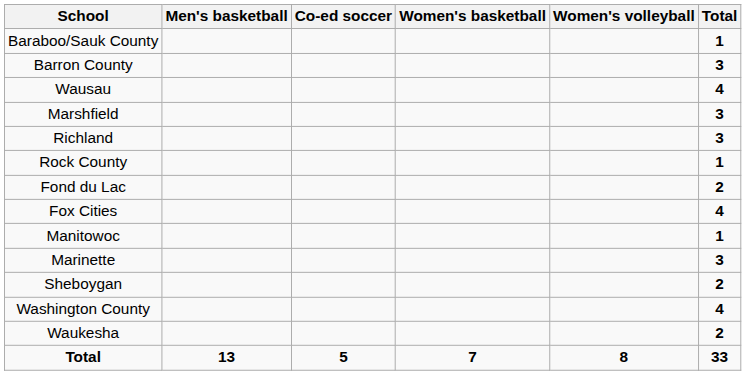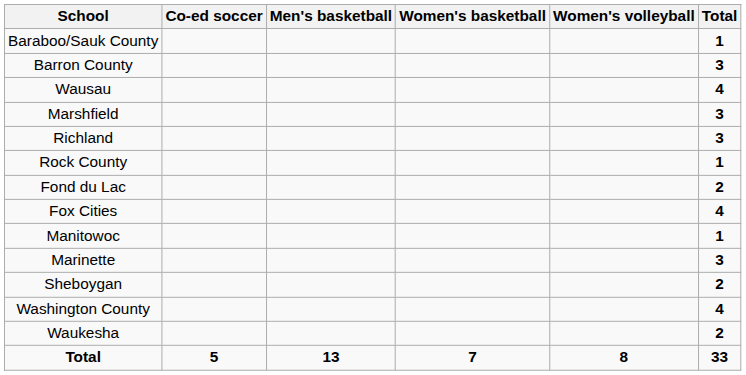columns swapped: (343, 16) <-> (227, 16)
